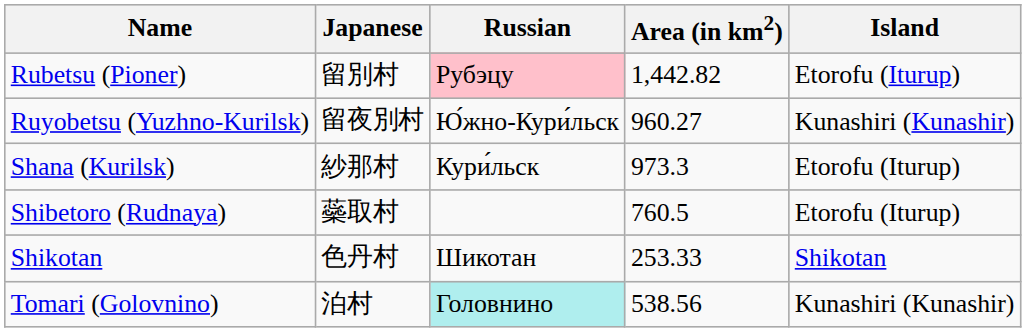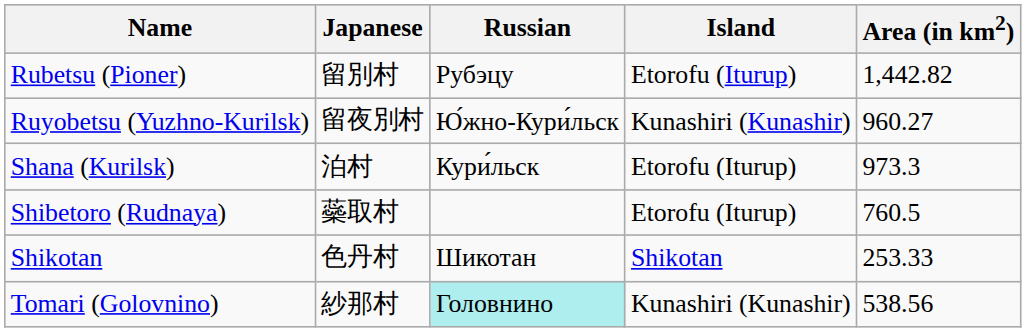columns swapped: (707, 28) <-> (905, 28)
(475, 75) pink background -> (475, 75) no background
(360, 165) 紗那村 -> (347, 165) 泊村
(347, 302) 泊村 -> (360, 302) 紗那村
